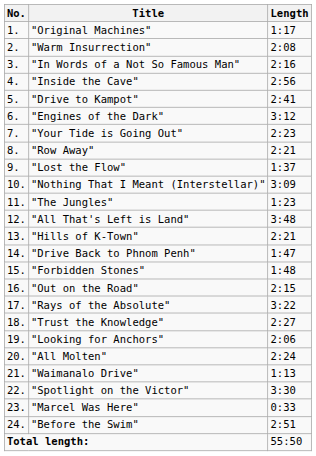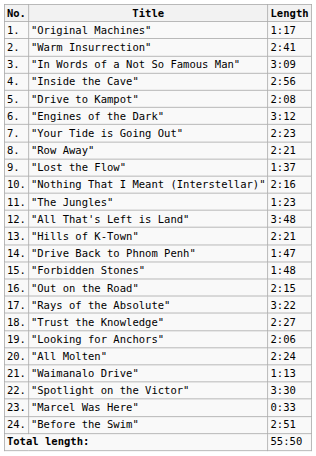(283, 47) 2:08 -> (283, 47) 2:41
(283, 64) 2:16 -> (283, 64) 3:09
(283, 99) 2:41 -> (283, 99) 2:08
(283, 185) 3:09 -> (283, 185) 2:16
